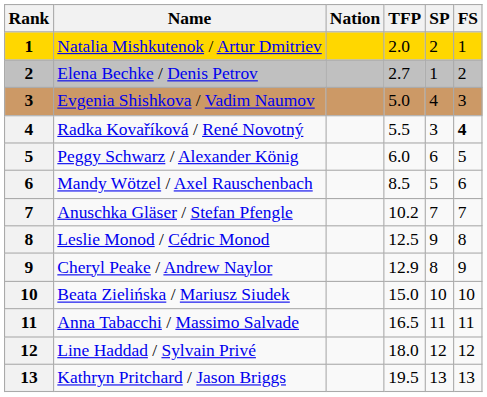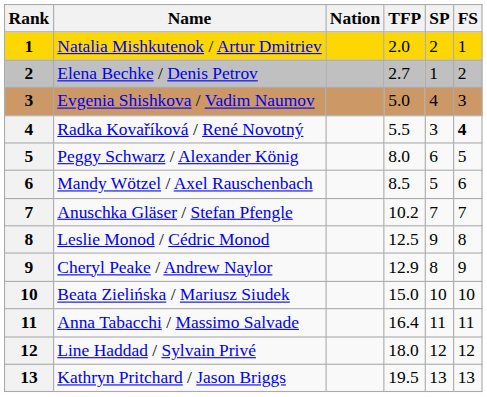(399, 156) 6.0 -> (399, 156) 8.0
(404, 322) 16.5 -> (404, 322) 16.4
